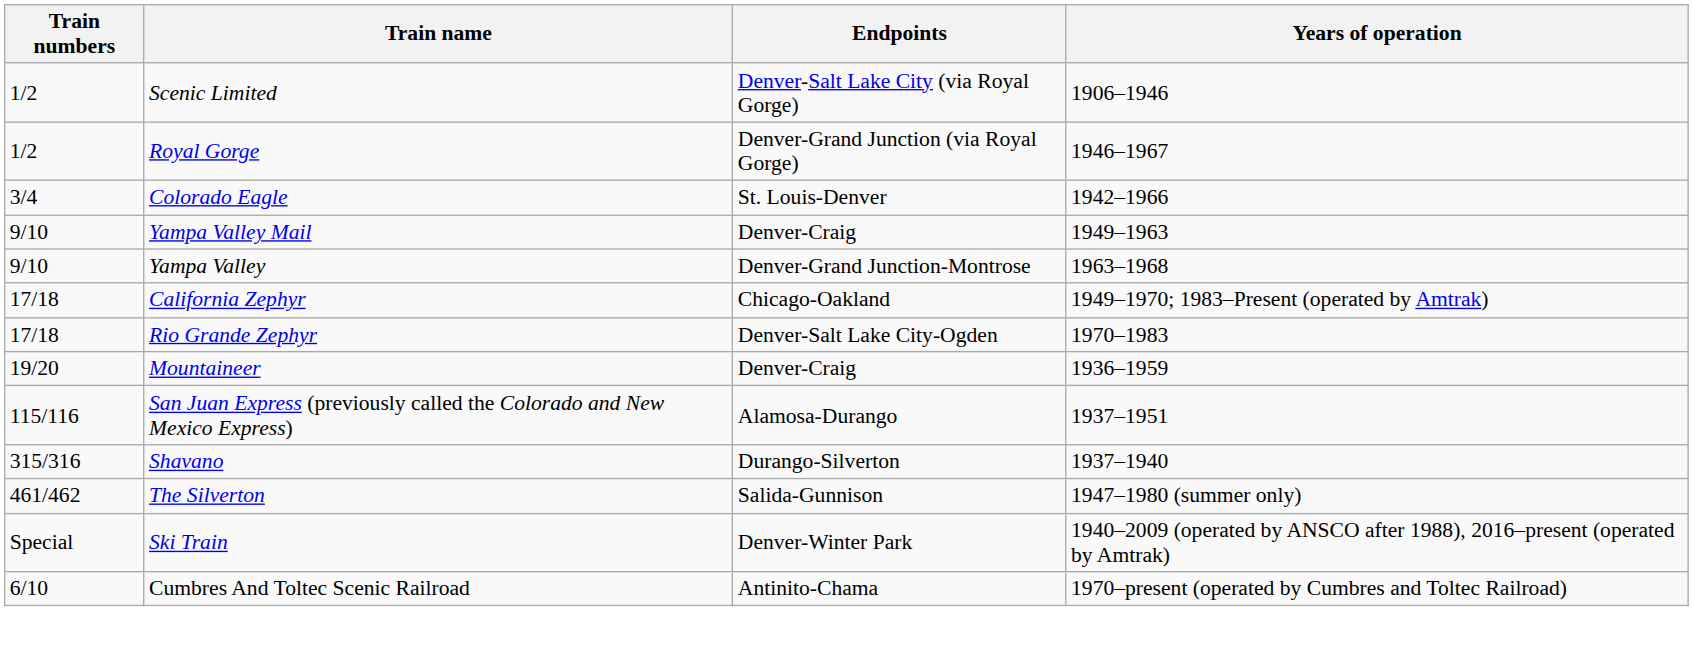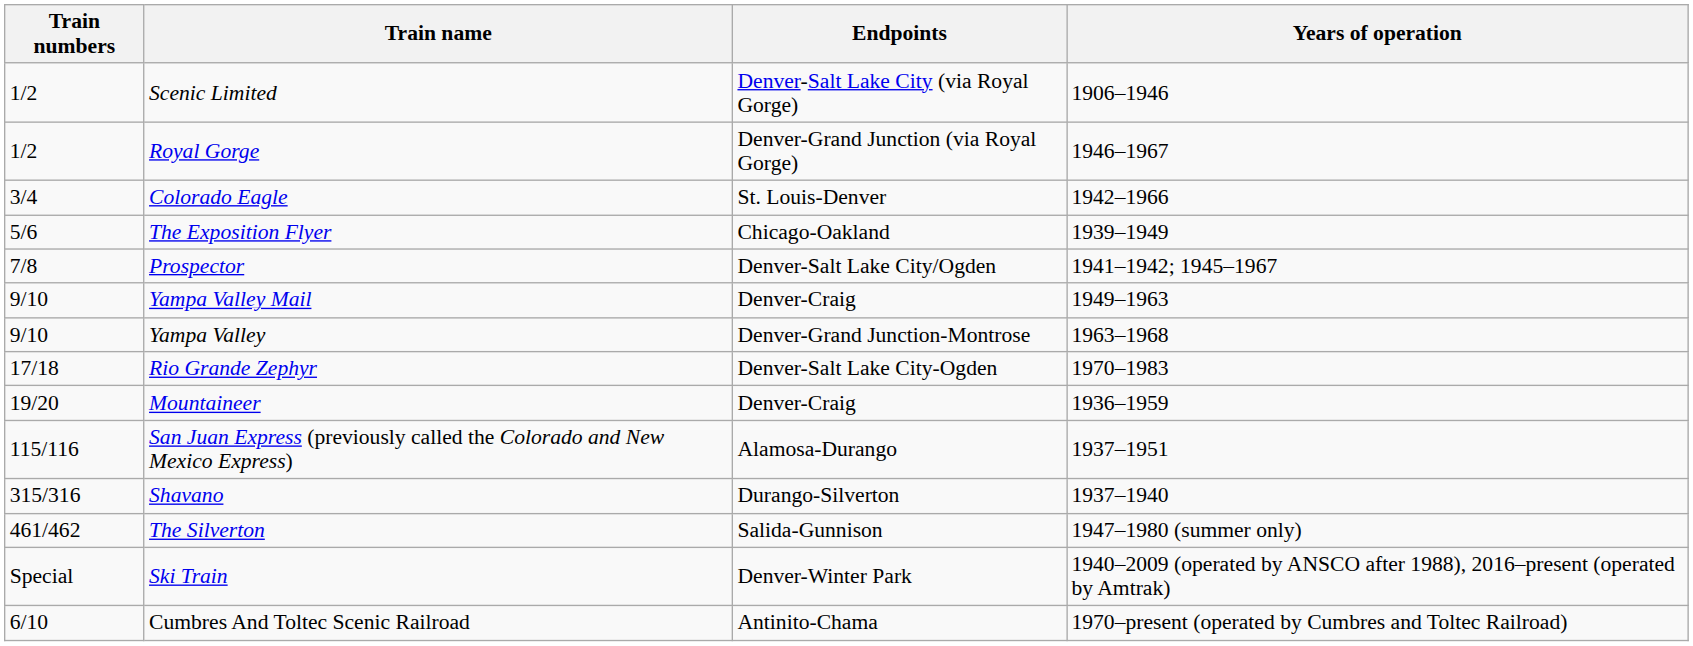+ row: (240, 231)
+ row: (197, 265)
- row: (227, 300)
